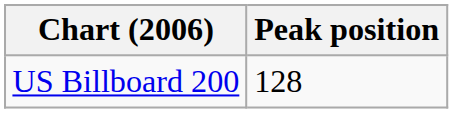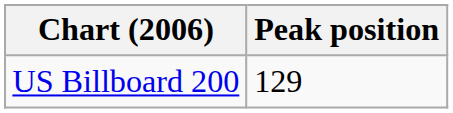(278, 81) 128 -> (278, 81) 129
